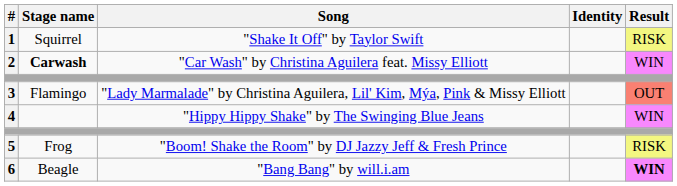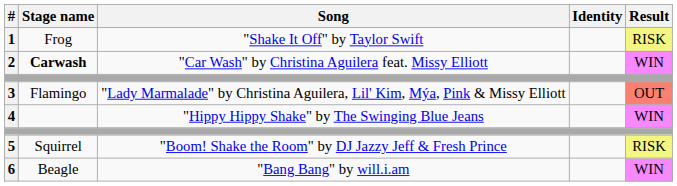(58, 39) Squirrel -> (58, 39) Frog
(58, 146) Frog -> (58, 146) Squirrel
(649, 169) bold -> (649, 169) normal
